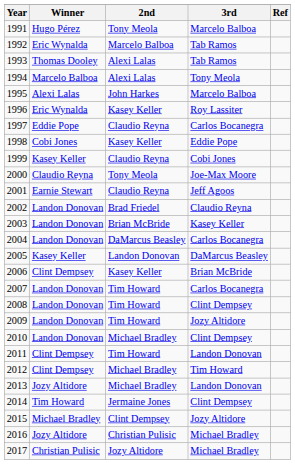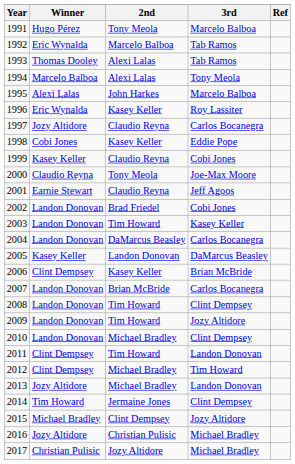(55, 126) Eddie Pope -> (59, 126) Jozy Altidore
(221, 207) Claudio Reyna -> (213, 207) Cobi Jones
(139, 223) Brian McBride -> (134, 223) Tim Howard
(134, 288) Tim Howard -> (139, 288) Brian McBride
